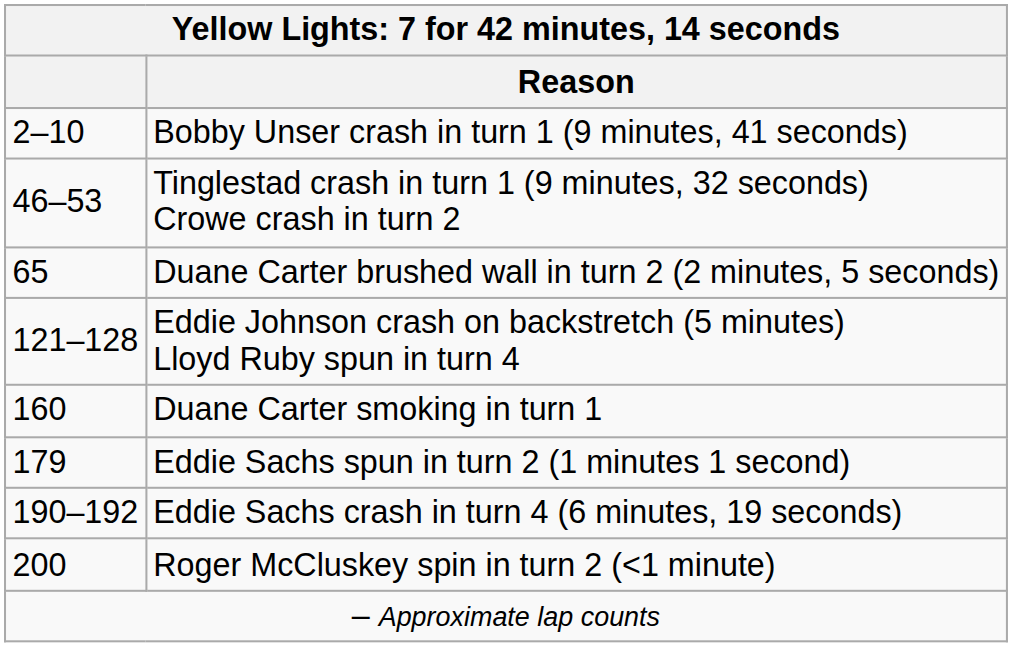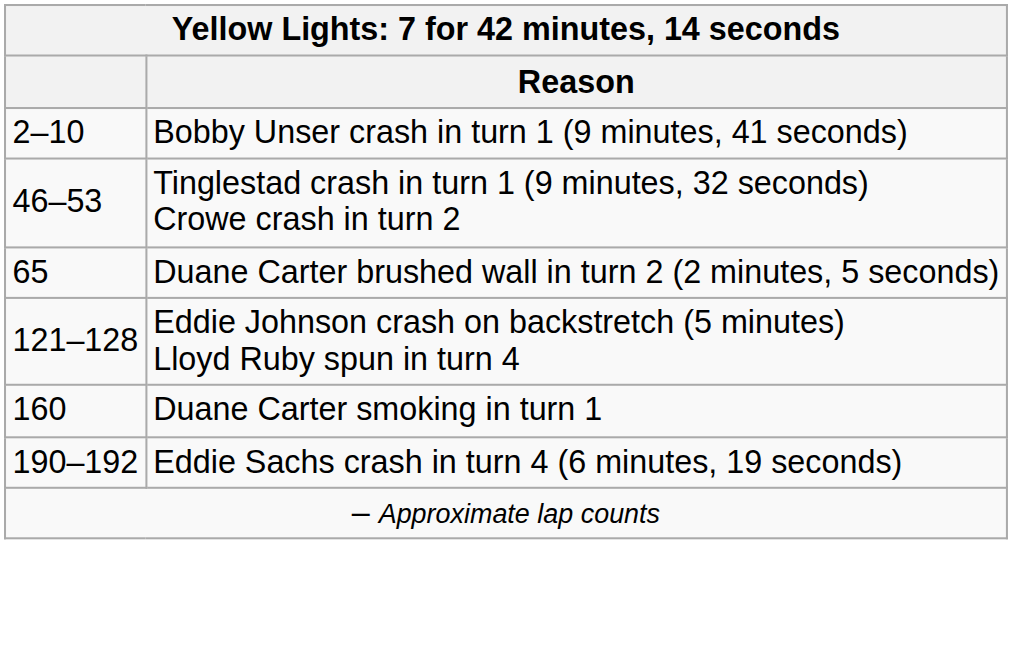- row: (502, 461)
- row: (464, 564)
